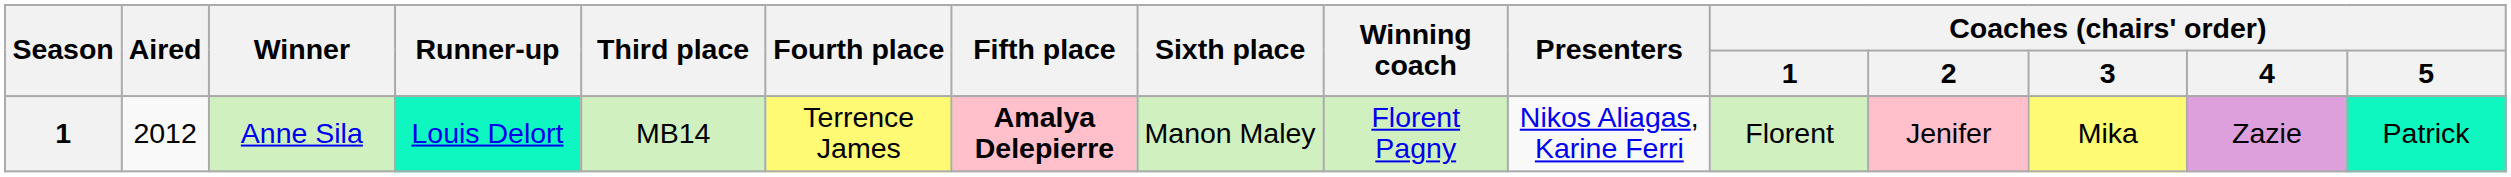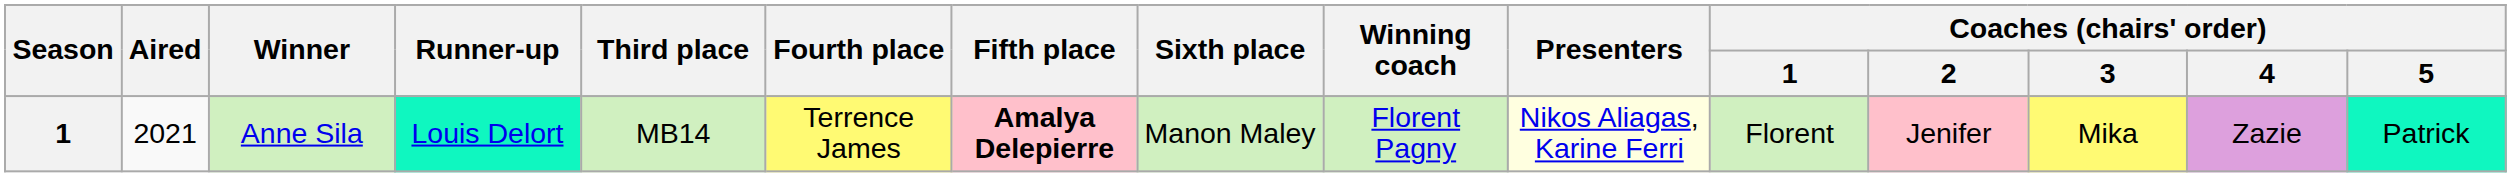(165, 134) 2012 -> (165, 134) 2021
(1609, 134) no background -> (1609, 134) lightyellow background
